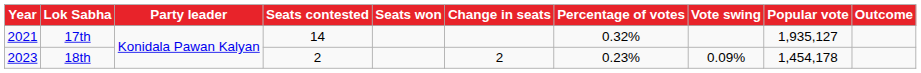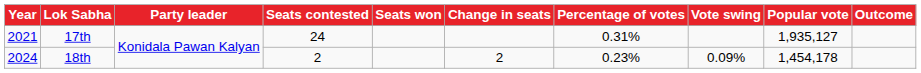(317, 36) 14 -> (317, 36) 24
(621, 36) 0.32% -> (621, 36) 0.31%
(22, 57) 2023 -> (22, 57) 2024
